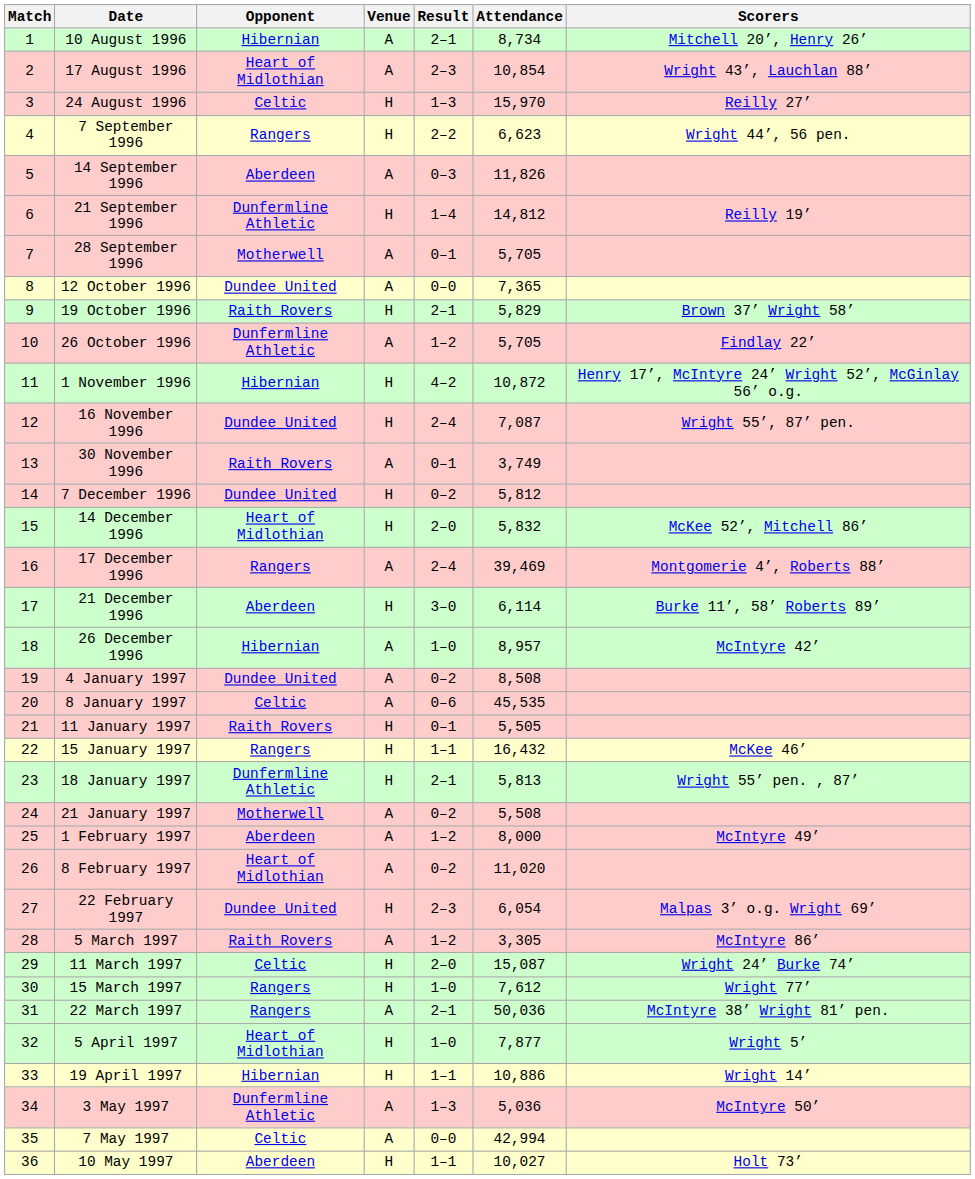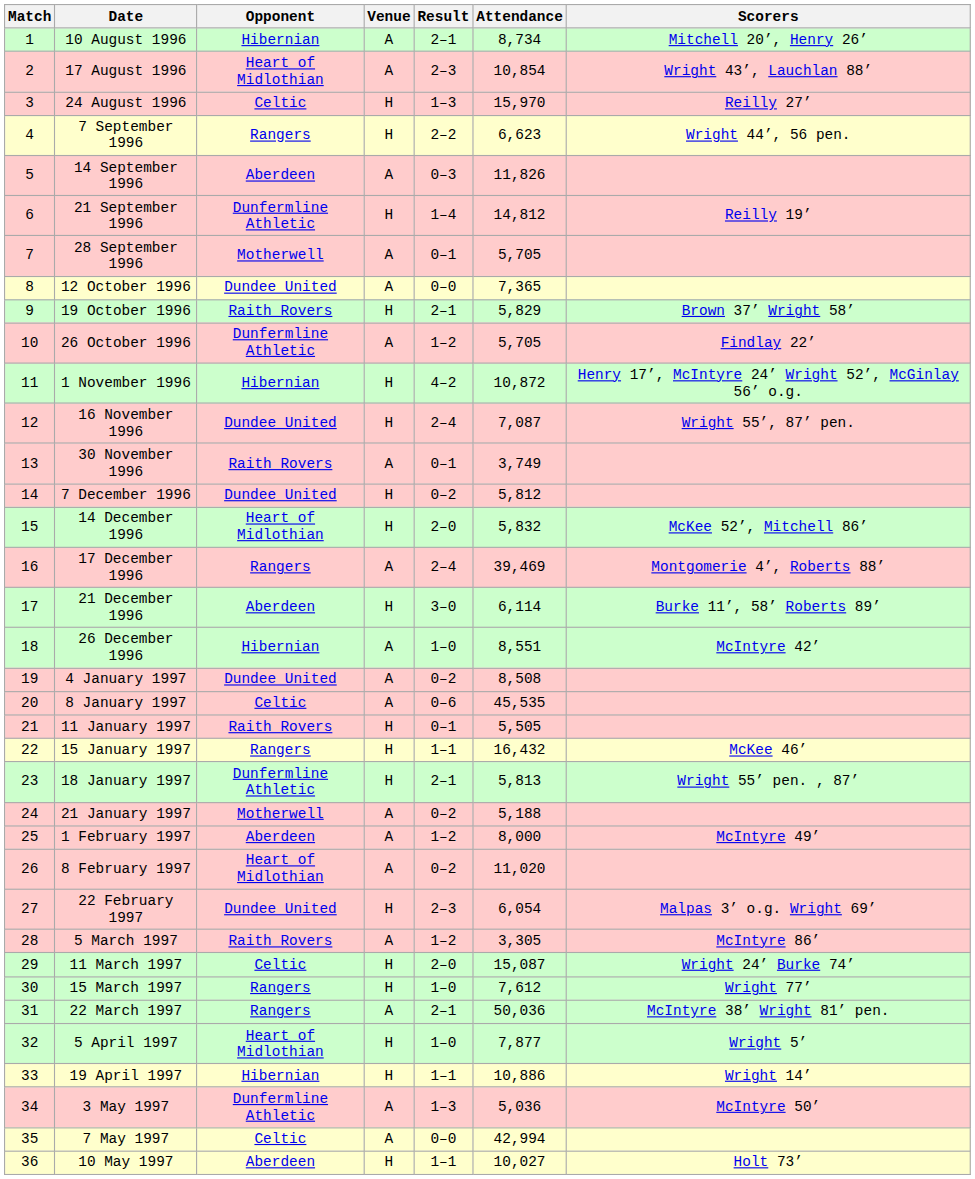(520, 648) 8,957 -> (520, 648) 8,551
(520, 814) 5,508 -> (520, 814) 5,188
